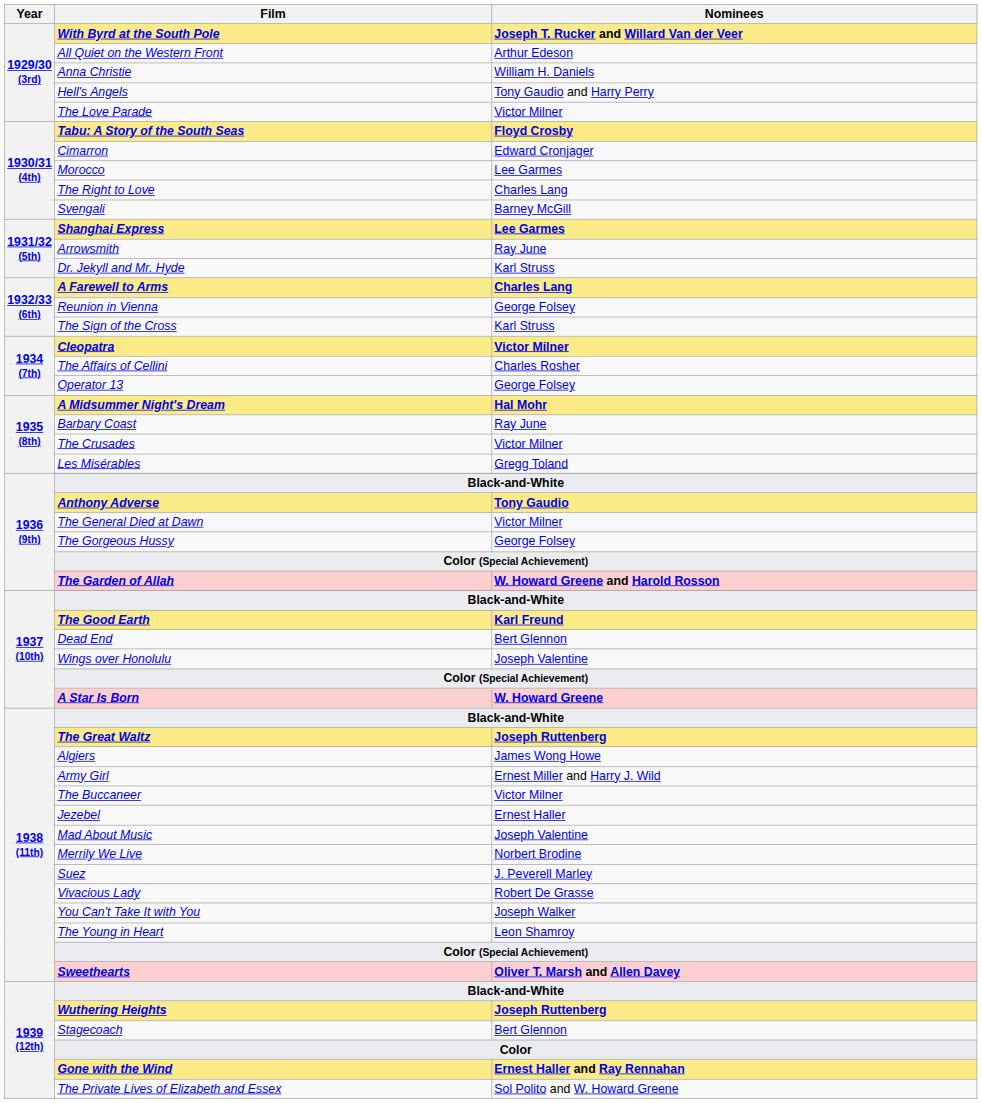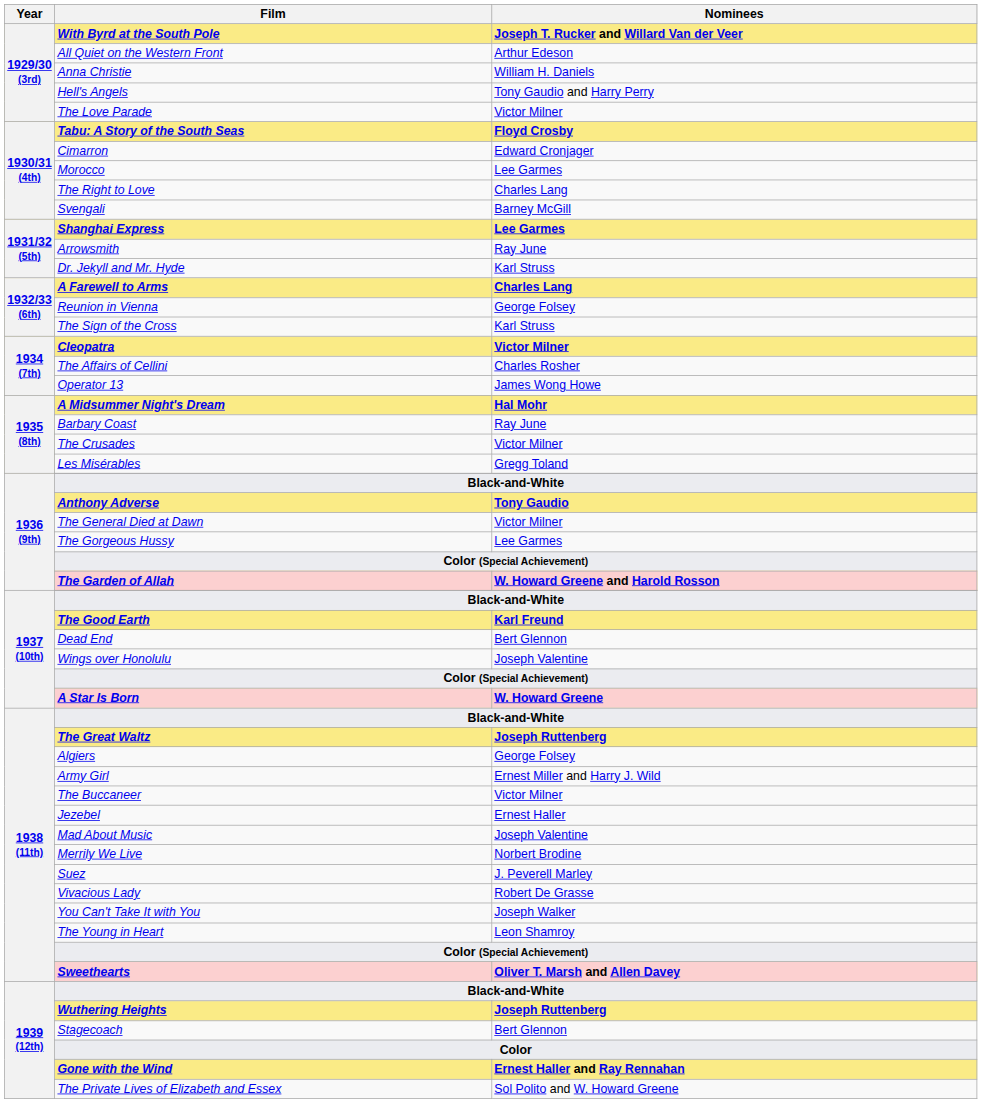(535, 385) George Folsey -> (548, 385) James Wong Howe
(535, 541) George Folsey -> (528, 541) Lee Garmes
(548, 756) James Wong Howe -> (535, 756) George Folsey
